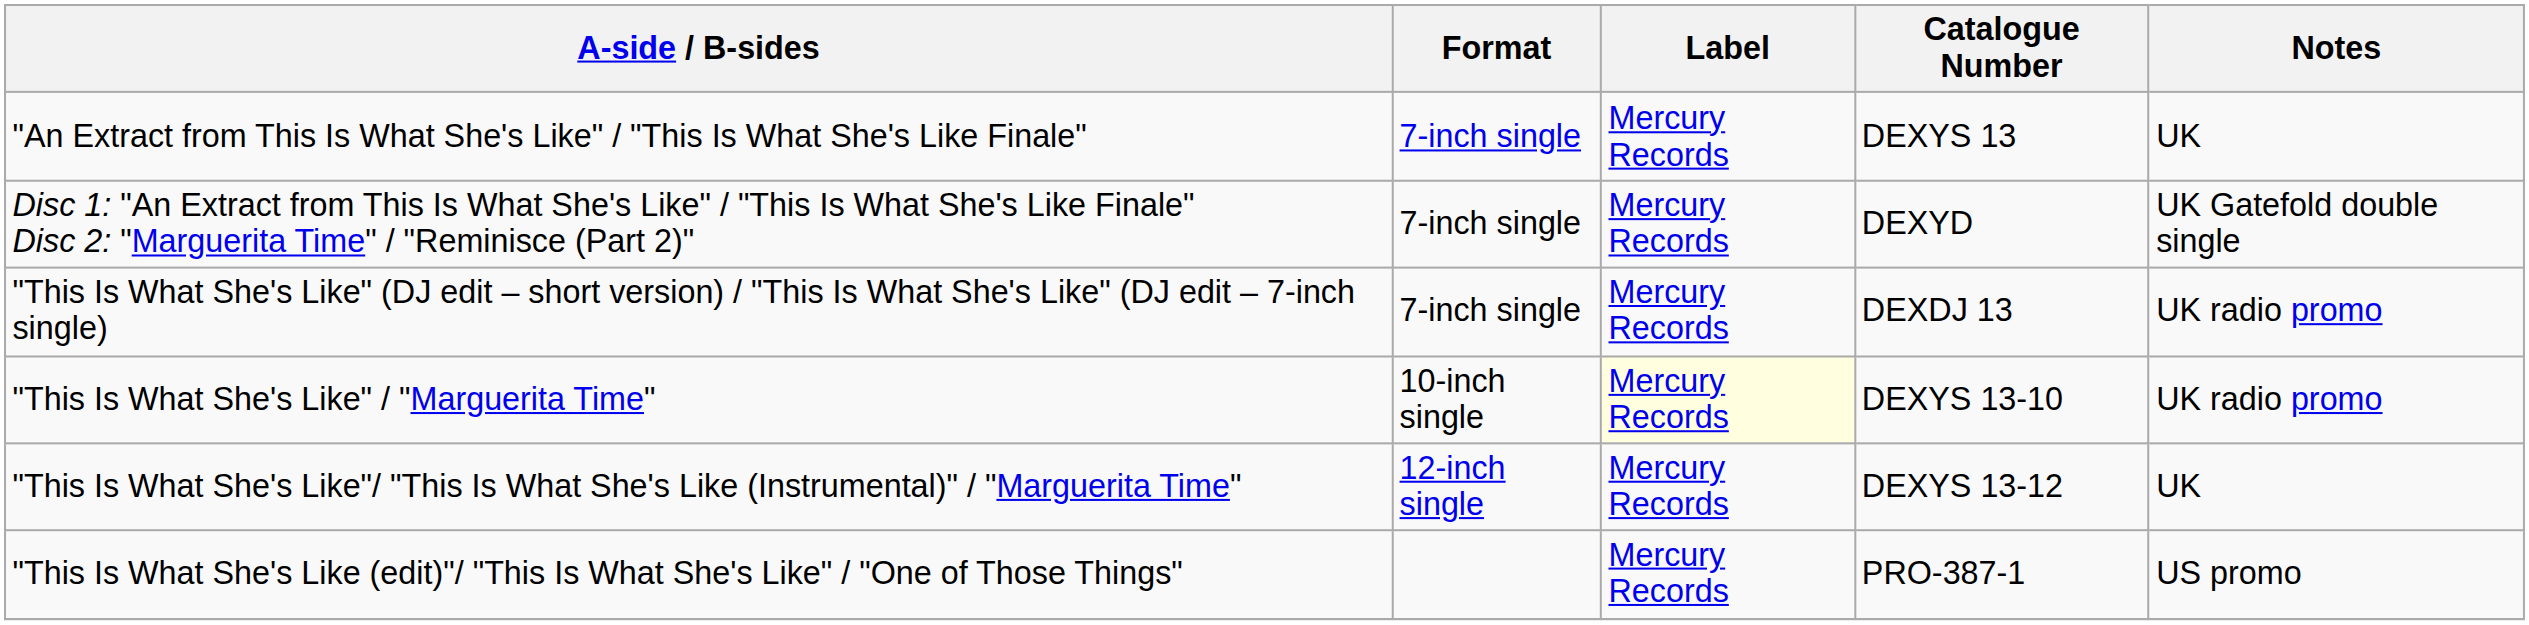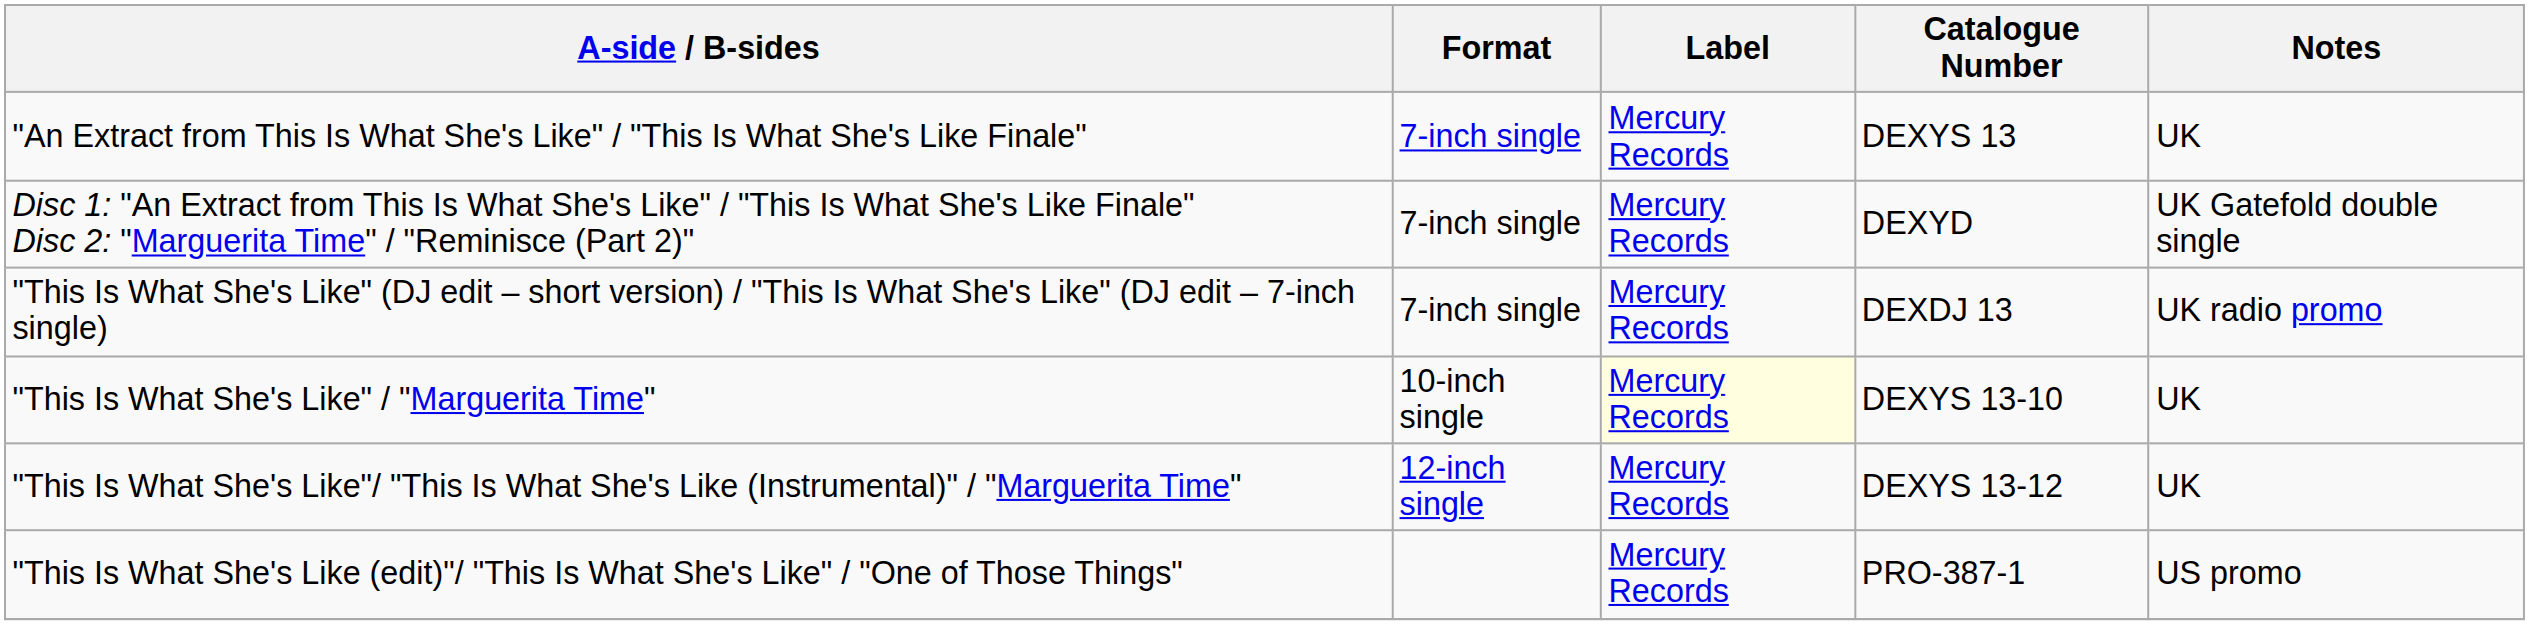(2269, 398) UK radio promo -> (2179, 398) UK
